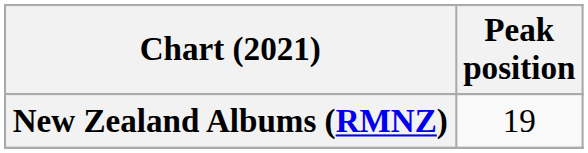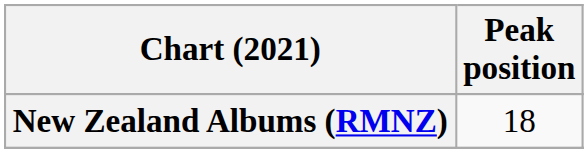(519, 120) 19 -> (519, 120) 18
